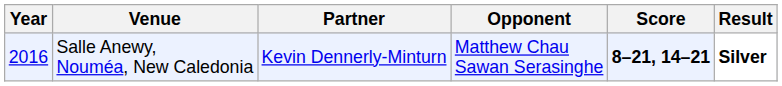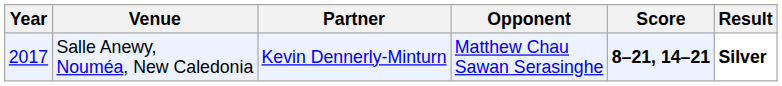(28, 57) 2016 -> (28, 57) 2017
